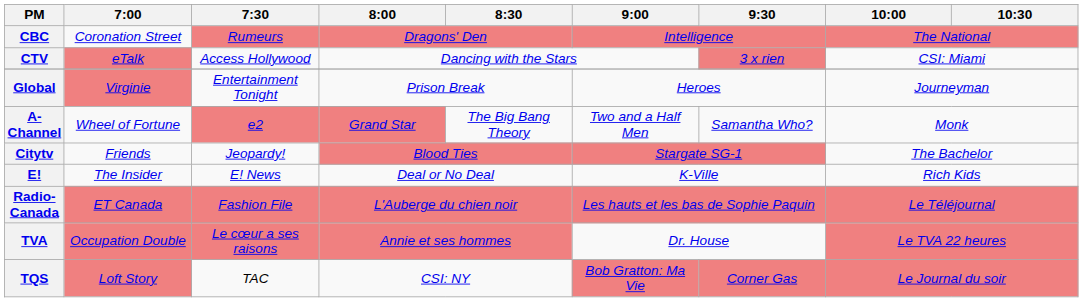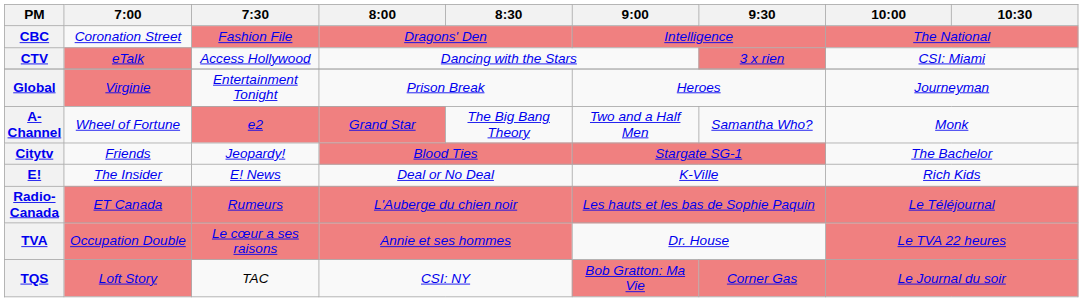(255, 36) Rumeurs -> (255, 36) Fashion File
(255, 204) Fashion File -> (255, 204) Rumeurs
